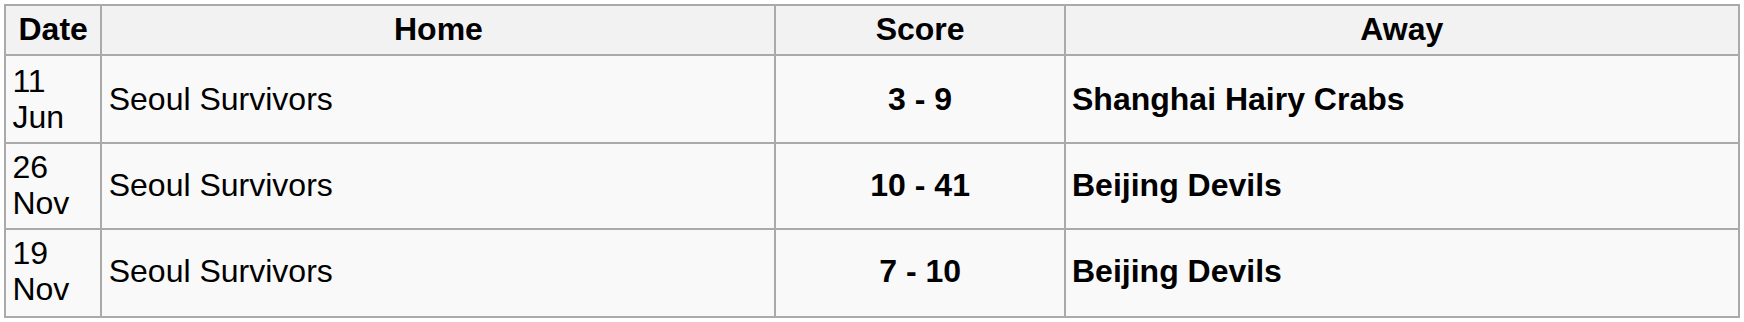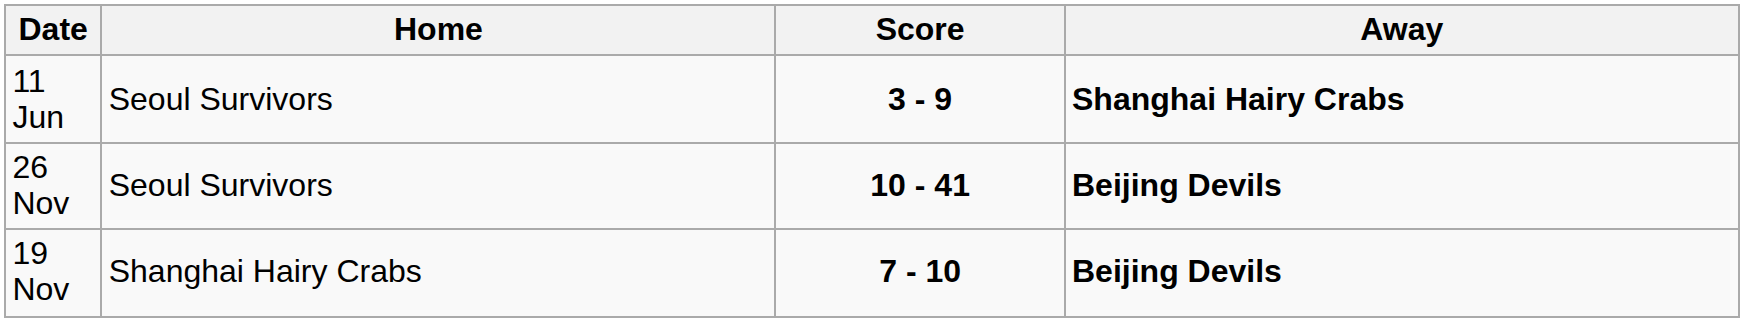(221, 272) Seoul Survivors -> (265, 272) Shanghai Hairy Crabs
